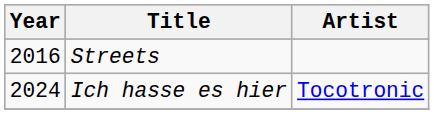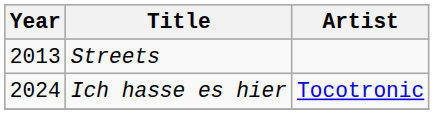(35, 57) 2016 -> (35, 57) 2013
